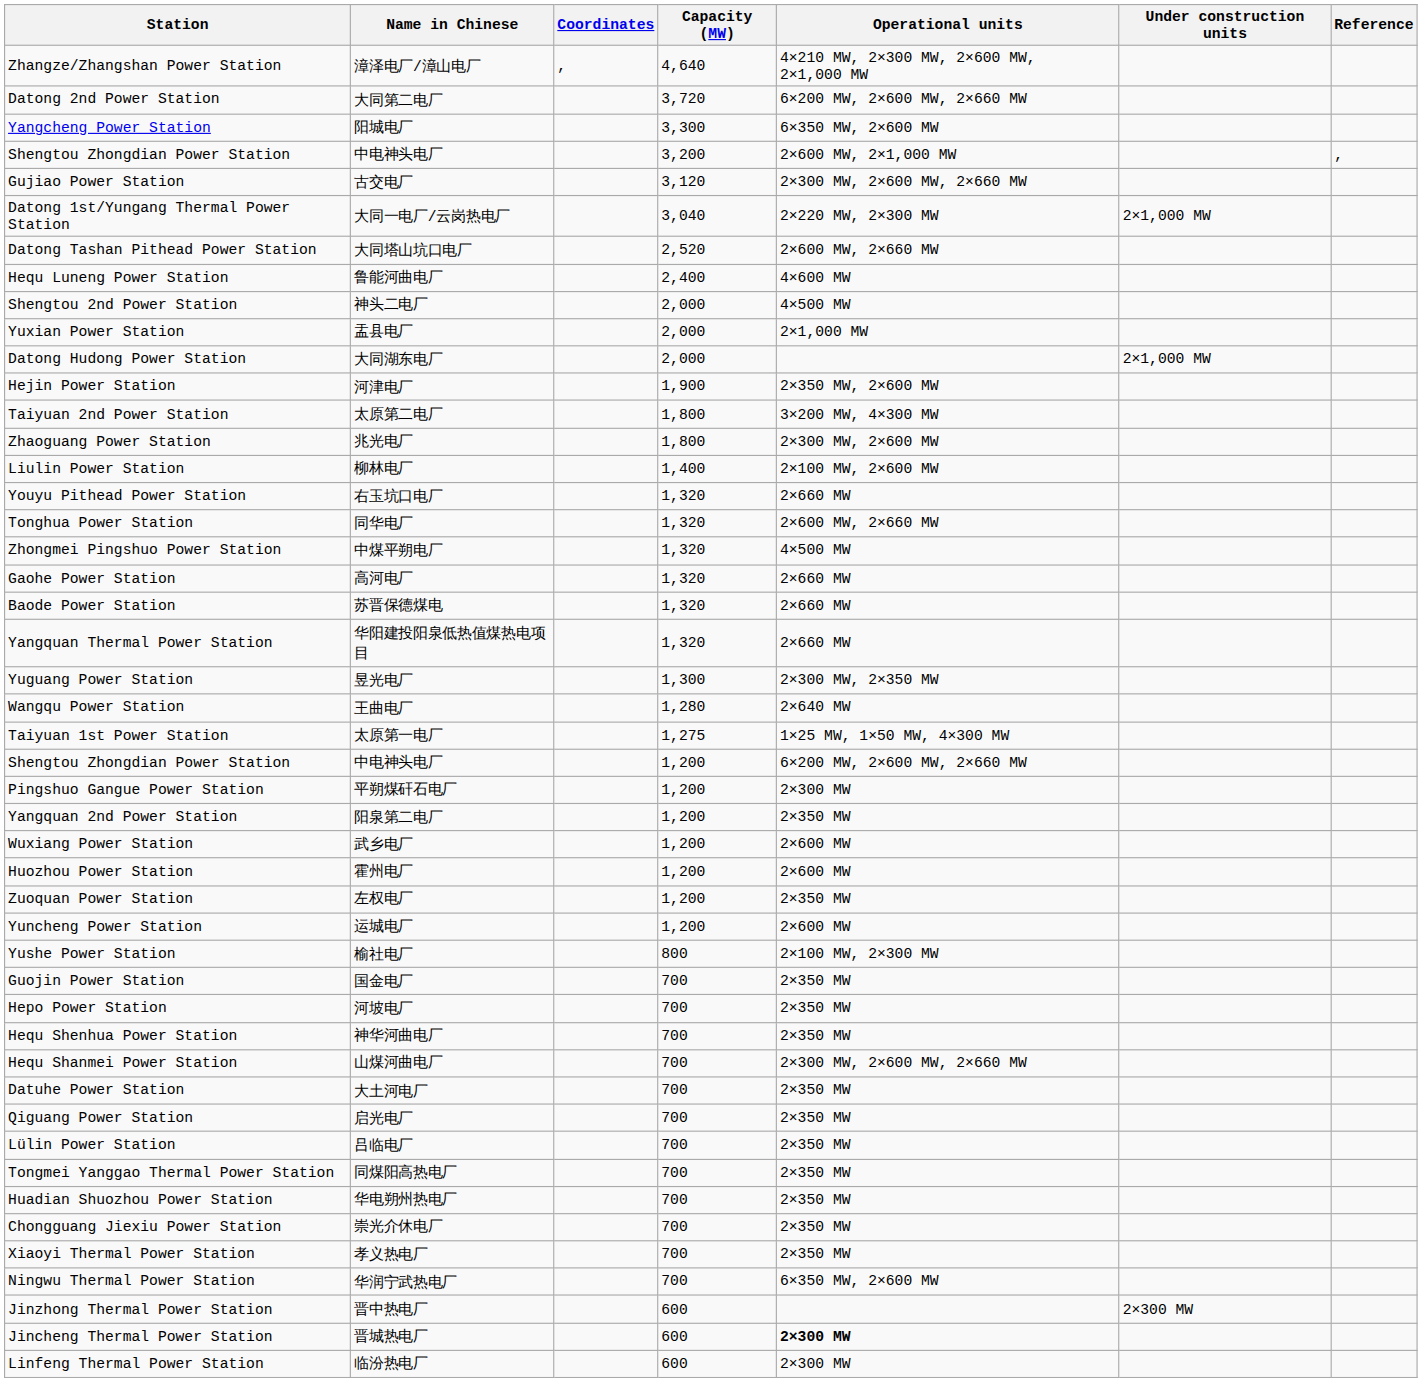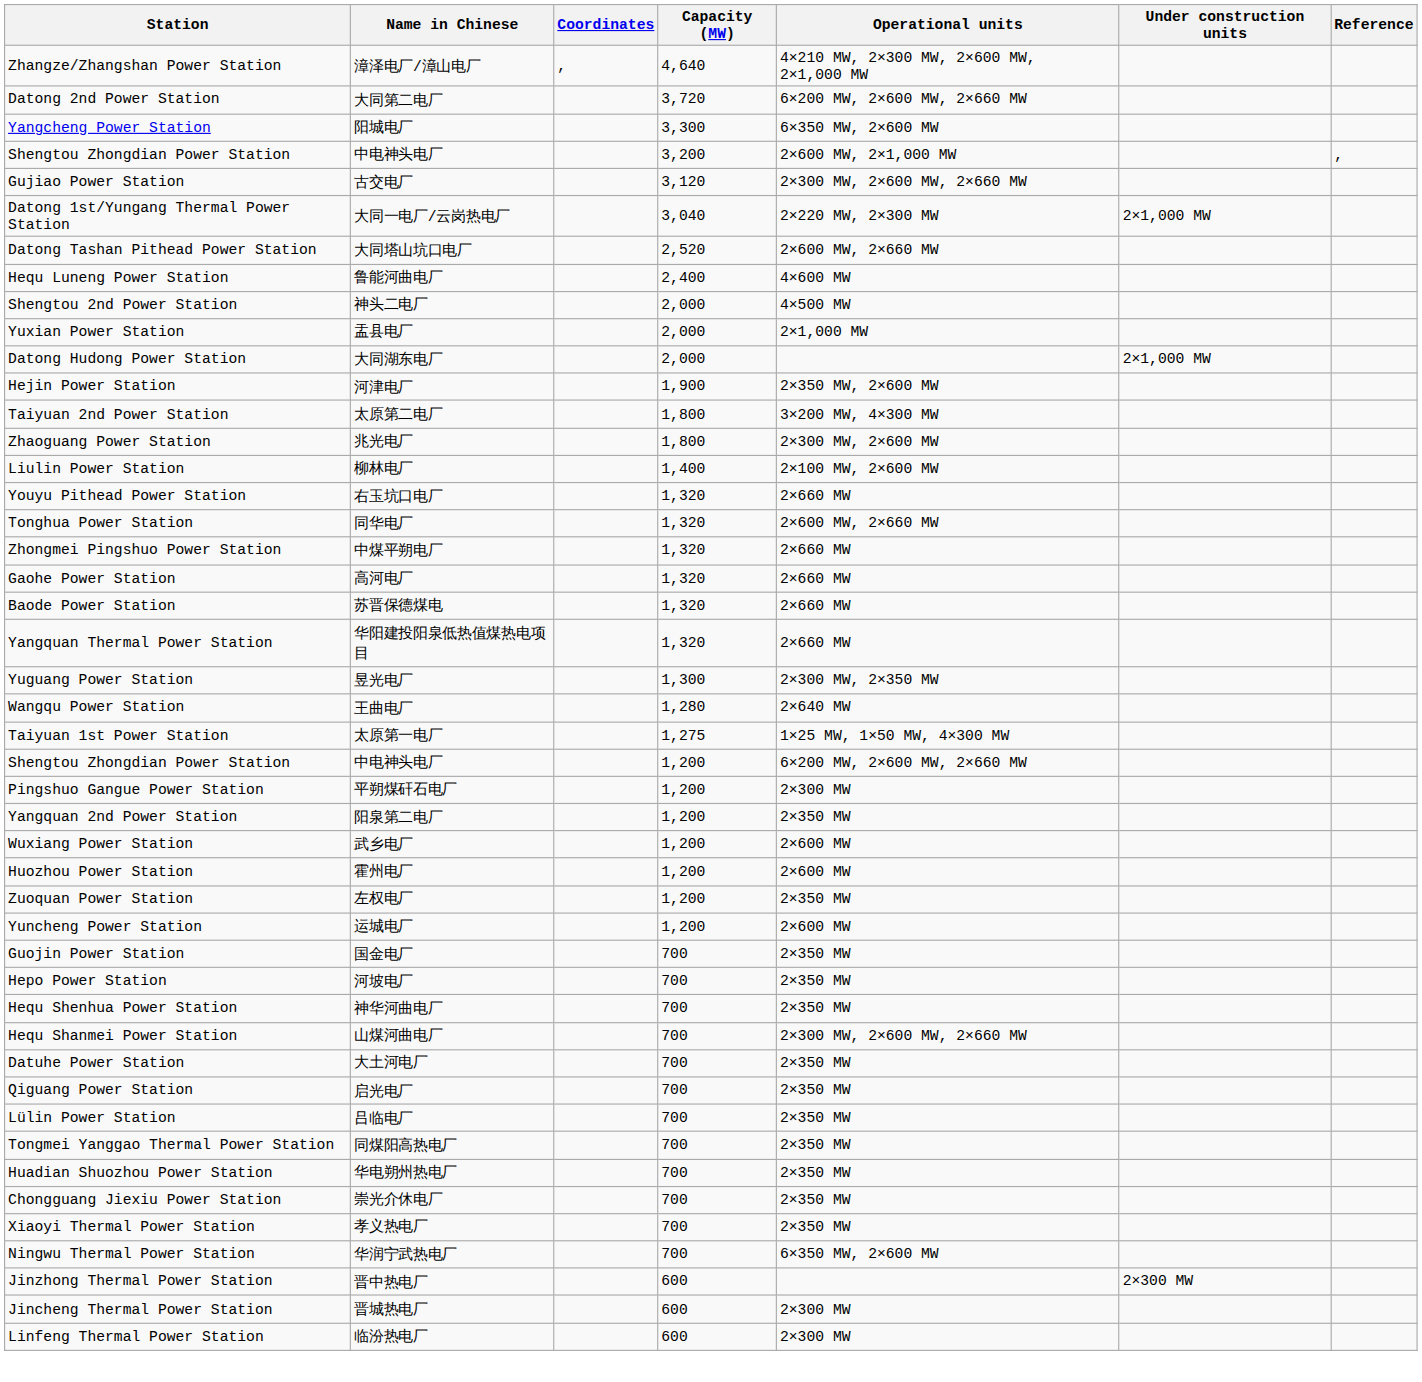(815, 551) 4×500 MW -> (815, 551) 2×660 MW
- row: (92, 954)
(815, 1337) bold -> (815, 1309) normal
